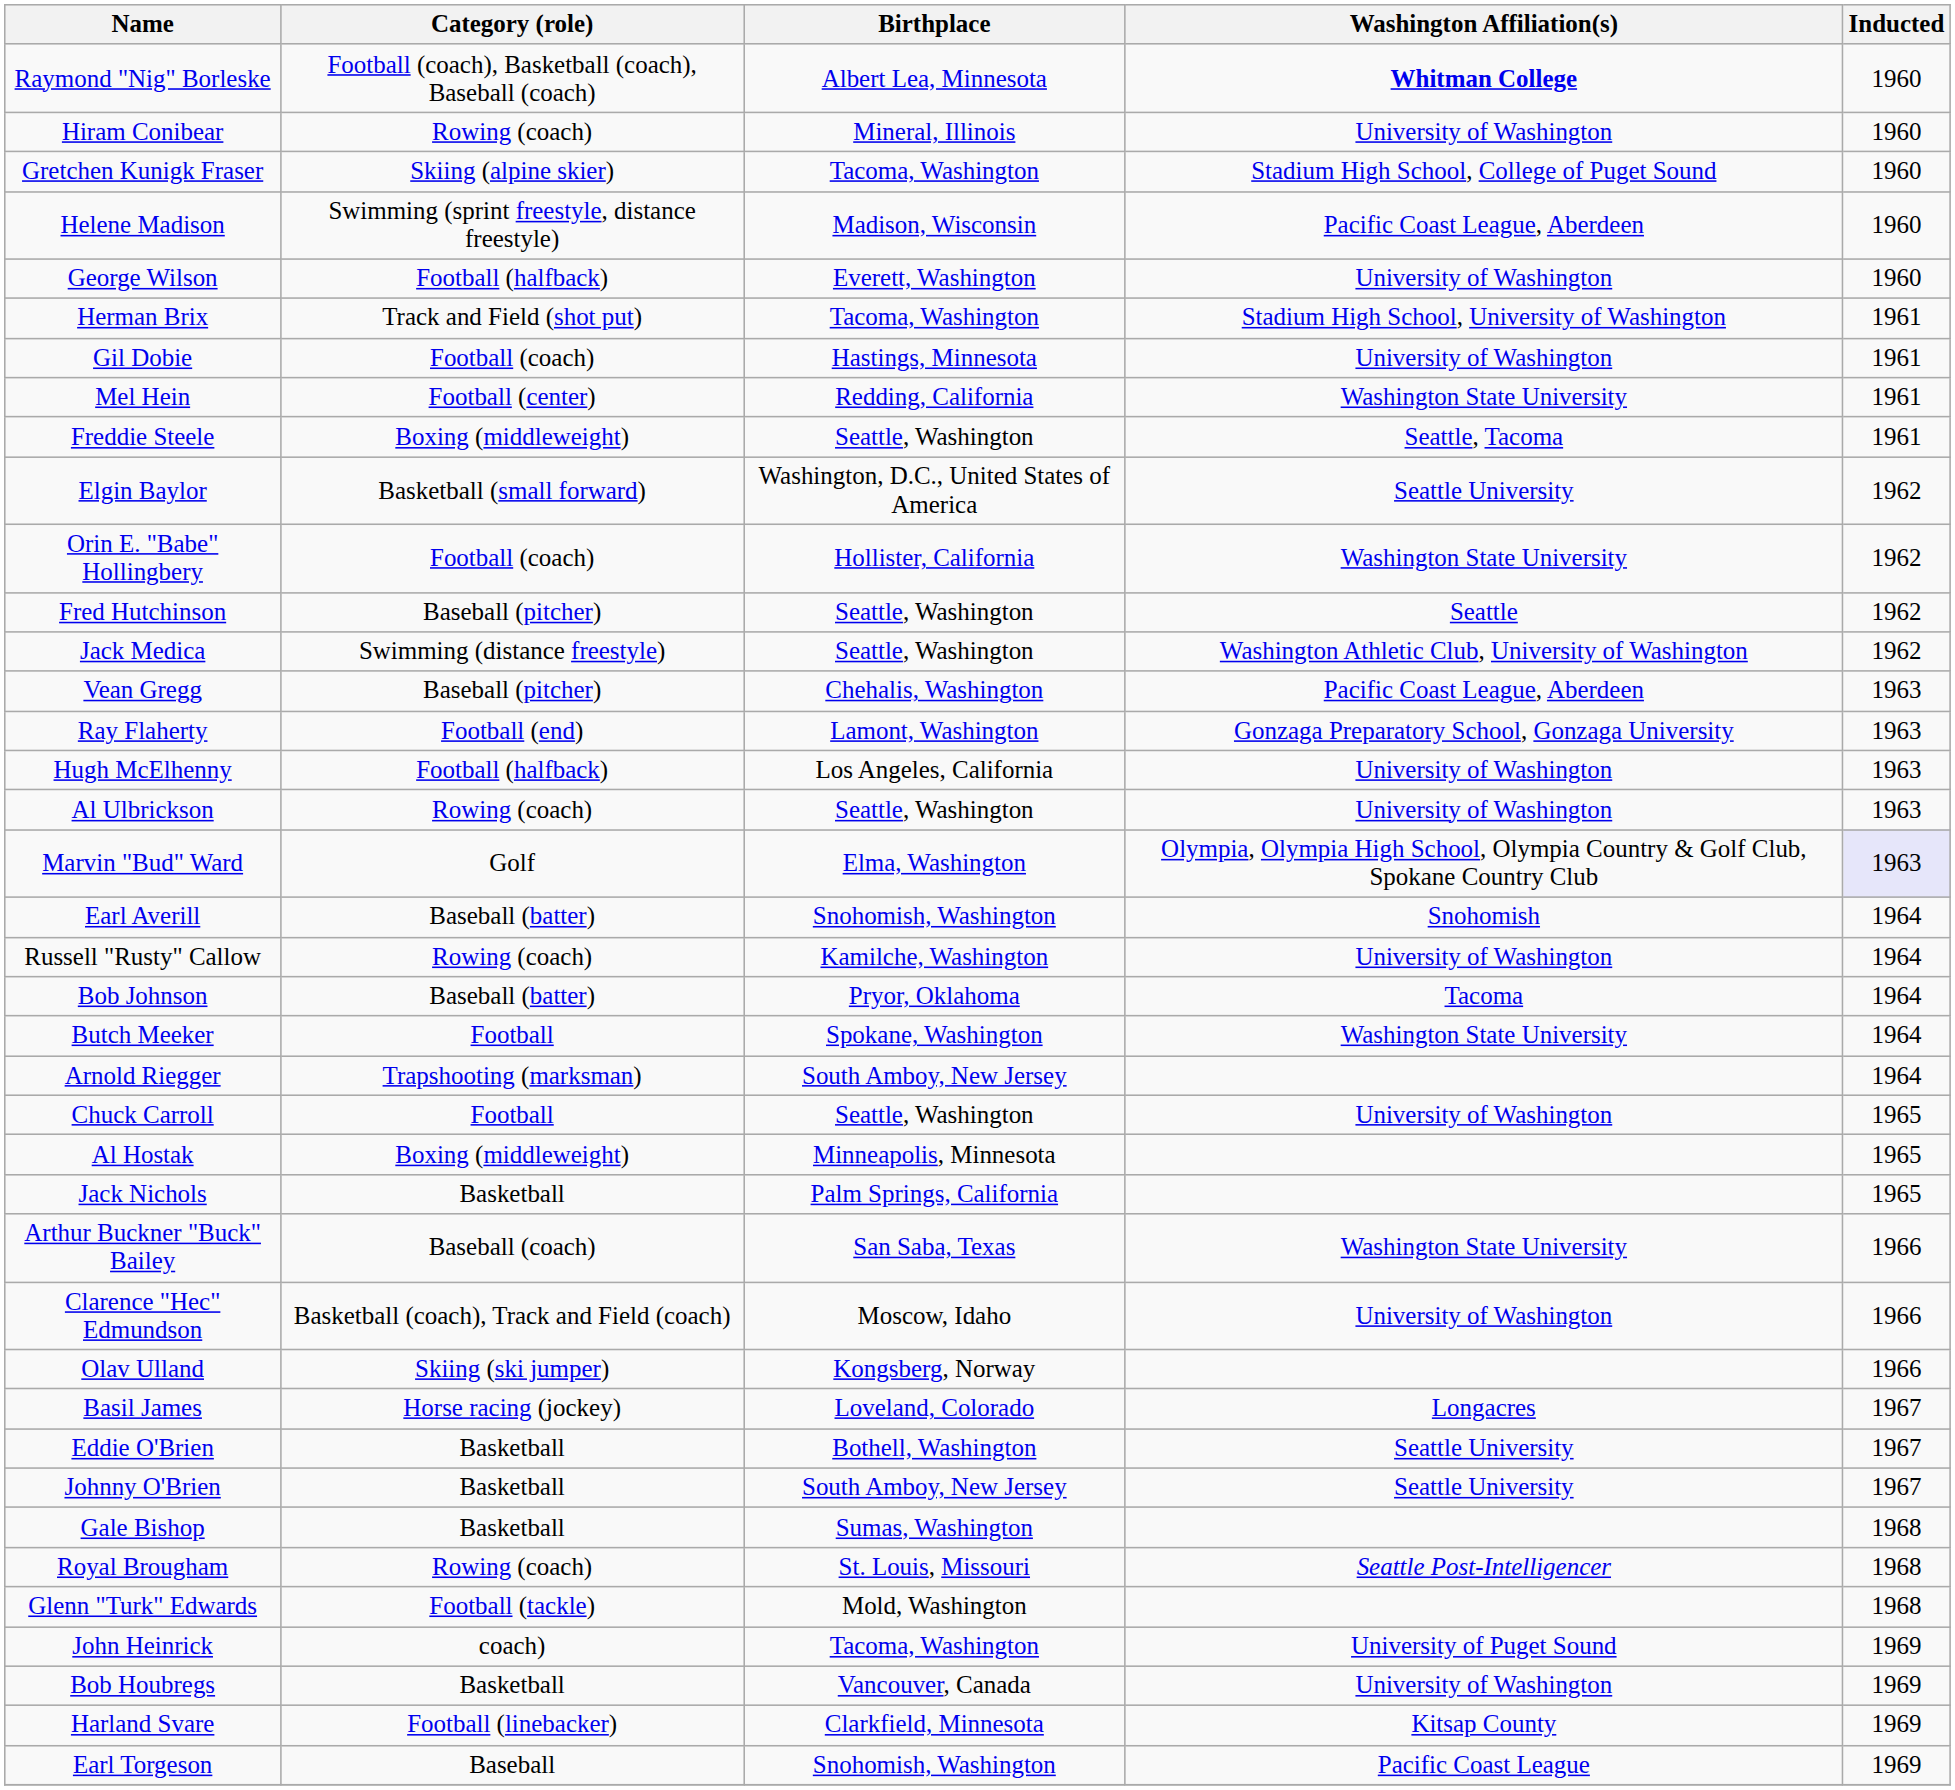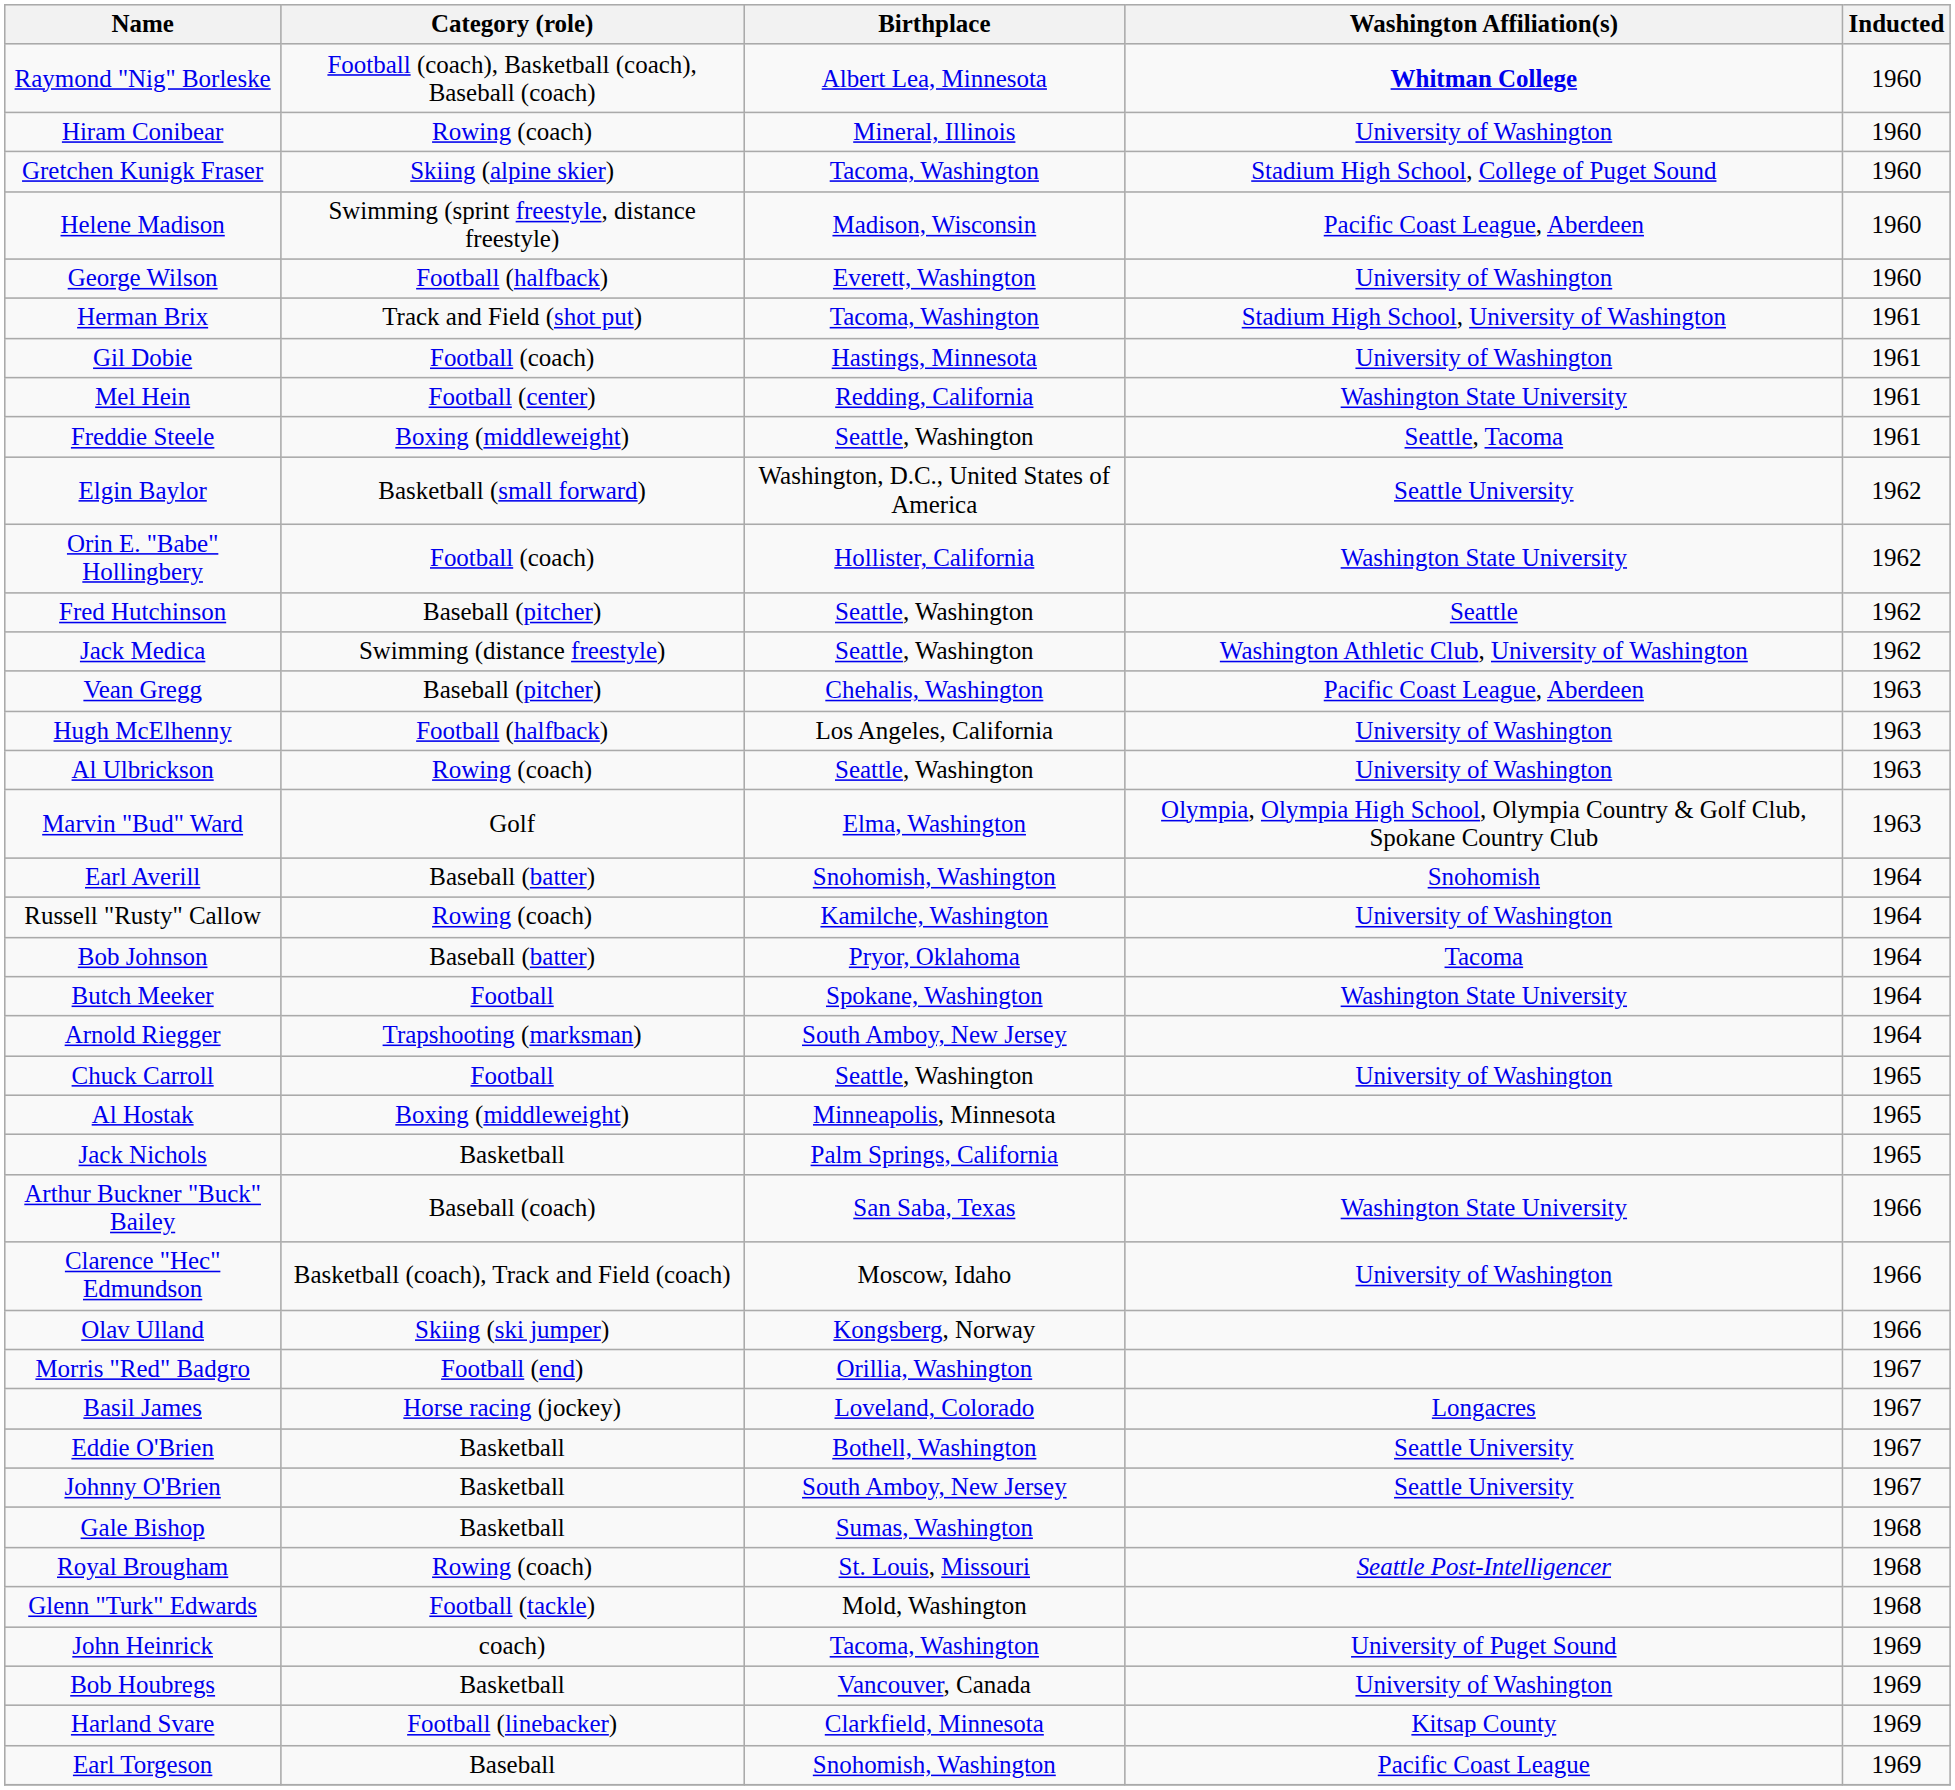- row: (143, 730)
(1896, 863) lavender background -> (1896, 823) no background
+ row: (143, 1368)
